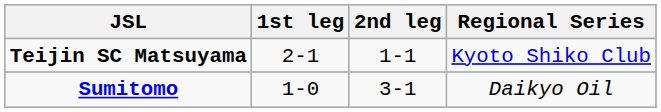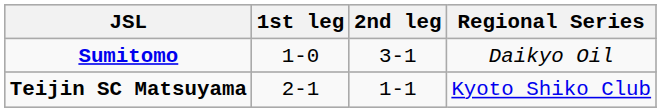rows swapped: (128, 56) <-> (128, 90)
